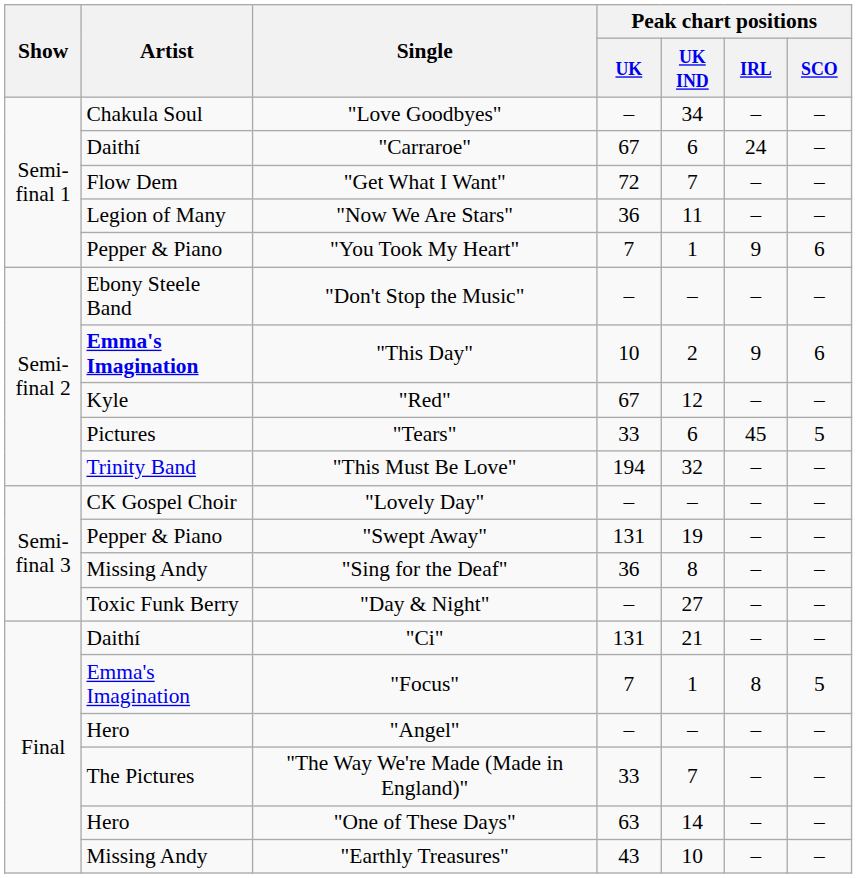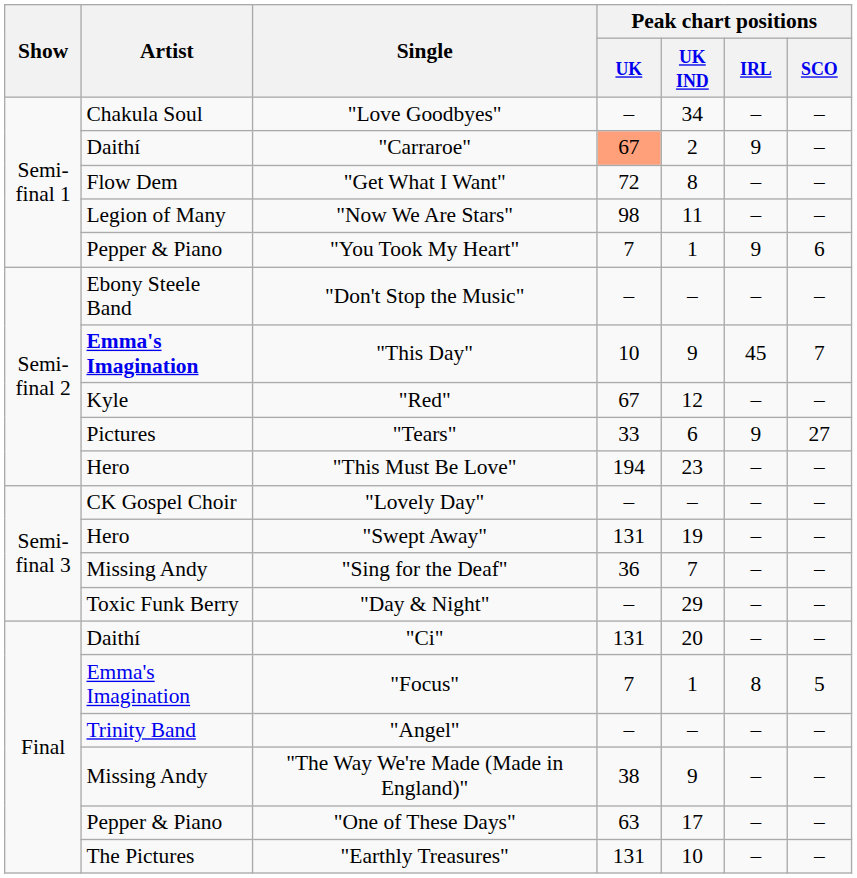(629, 147) no background -> (629, 147) lightsalmon background
(692, 147) 6 -> (692, 147) 2
(756, 147) 24 -> (756, 147) 9
(692, 181) 7 -> (692, 181) 8
(629, 215) 36 -> (629, 215) 98
(692, 353) 2 -> (692, 353) 9
(756, 353) 9 -> (756, 353) 45
(819, 353) 6 -> (819, 353) 7
(756, 433) 45 -> (756, 433) 9
(819, 433) 5 -> (819, 433) 27
(141, 467) Trinity Band -> (108, 467) Hero
(692, 467) 32 -> (692, 467) 23
(154, 535) Pepper & Piano -> (108, 535) Hero
(692, 569) 8 -> (692, 569) 7
(692, 603) 27 -> (692, 603) 29
(692, 637) 21 -> (692, 637) 20
(108, 730) Hero -> (141, 730) Trinity Band
(140, 776) The Pictures -> (147, 776) Missing Andy
(629, 776) 33 -> (629, 776) 38
(692, 776) 7 -> (692, 776) 9
(108, 822) Hero -> (154, 822) Pepper & Piano
(692, 822) 14 -> (692, 822) 17
(147, 856) Missing Andy -> (140, 856) The Pictures
(629, 856) 43 -> (629, 856) 131
